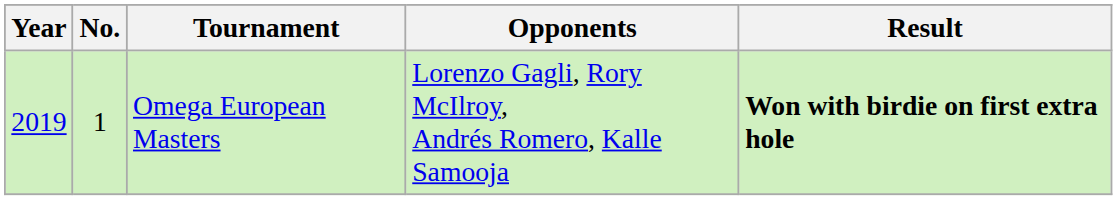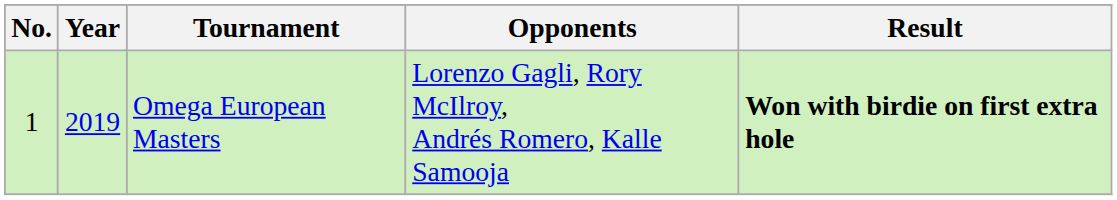columns swapped: (100, 27) <-> (39, 27)
